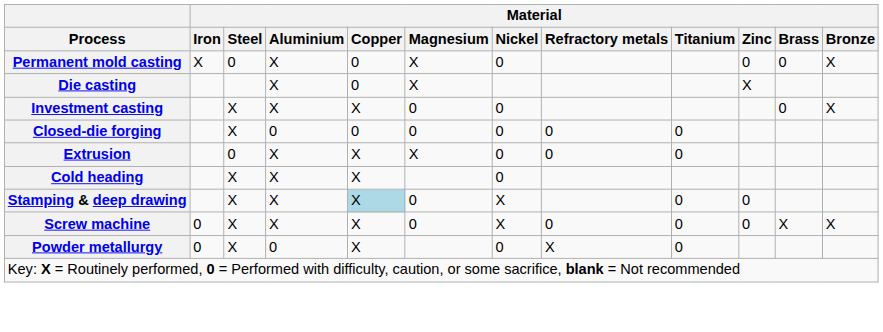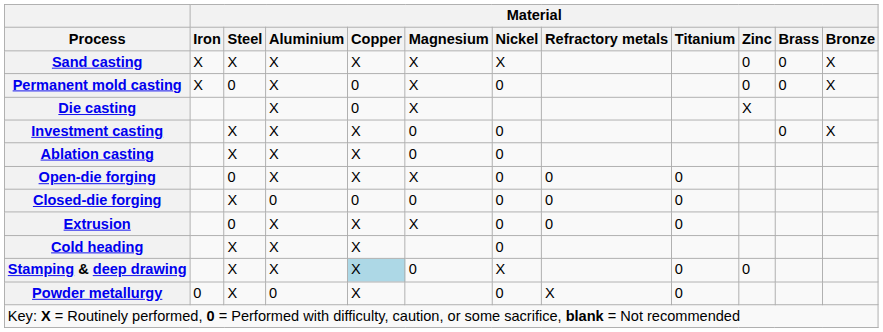+ row: (97, 62)
+ row: (97, 154)
+ row: (97, 177)
- row: (97, 223)
